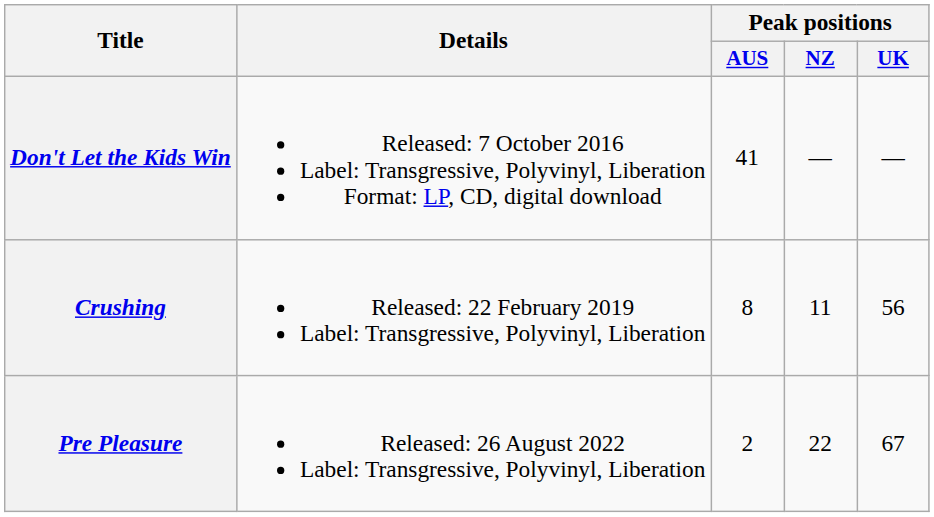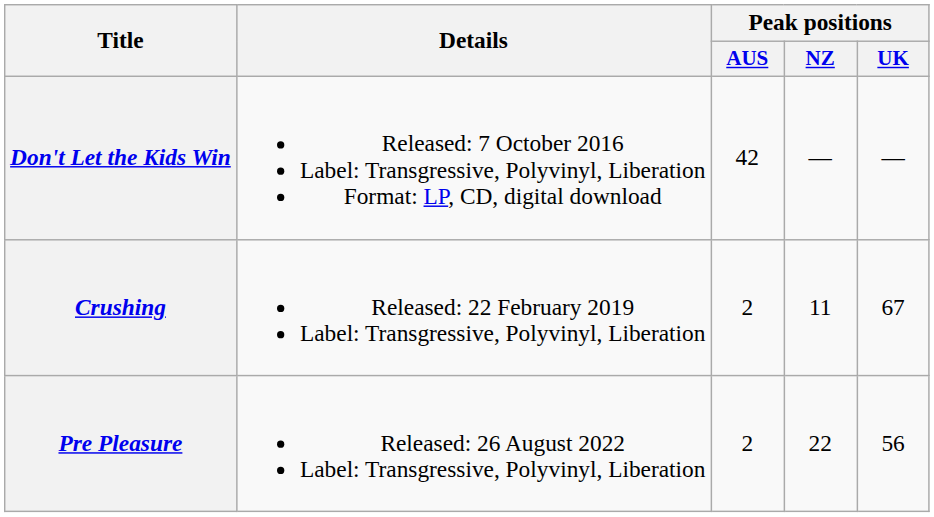(747, 157) 41 -> (747, 157) 42
(747, 306) 8 -> (747, 306) 2
(893, 306) 56 -> (893, 306) 67
(893, 443) 67 -> (893, 443) 56
